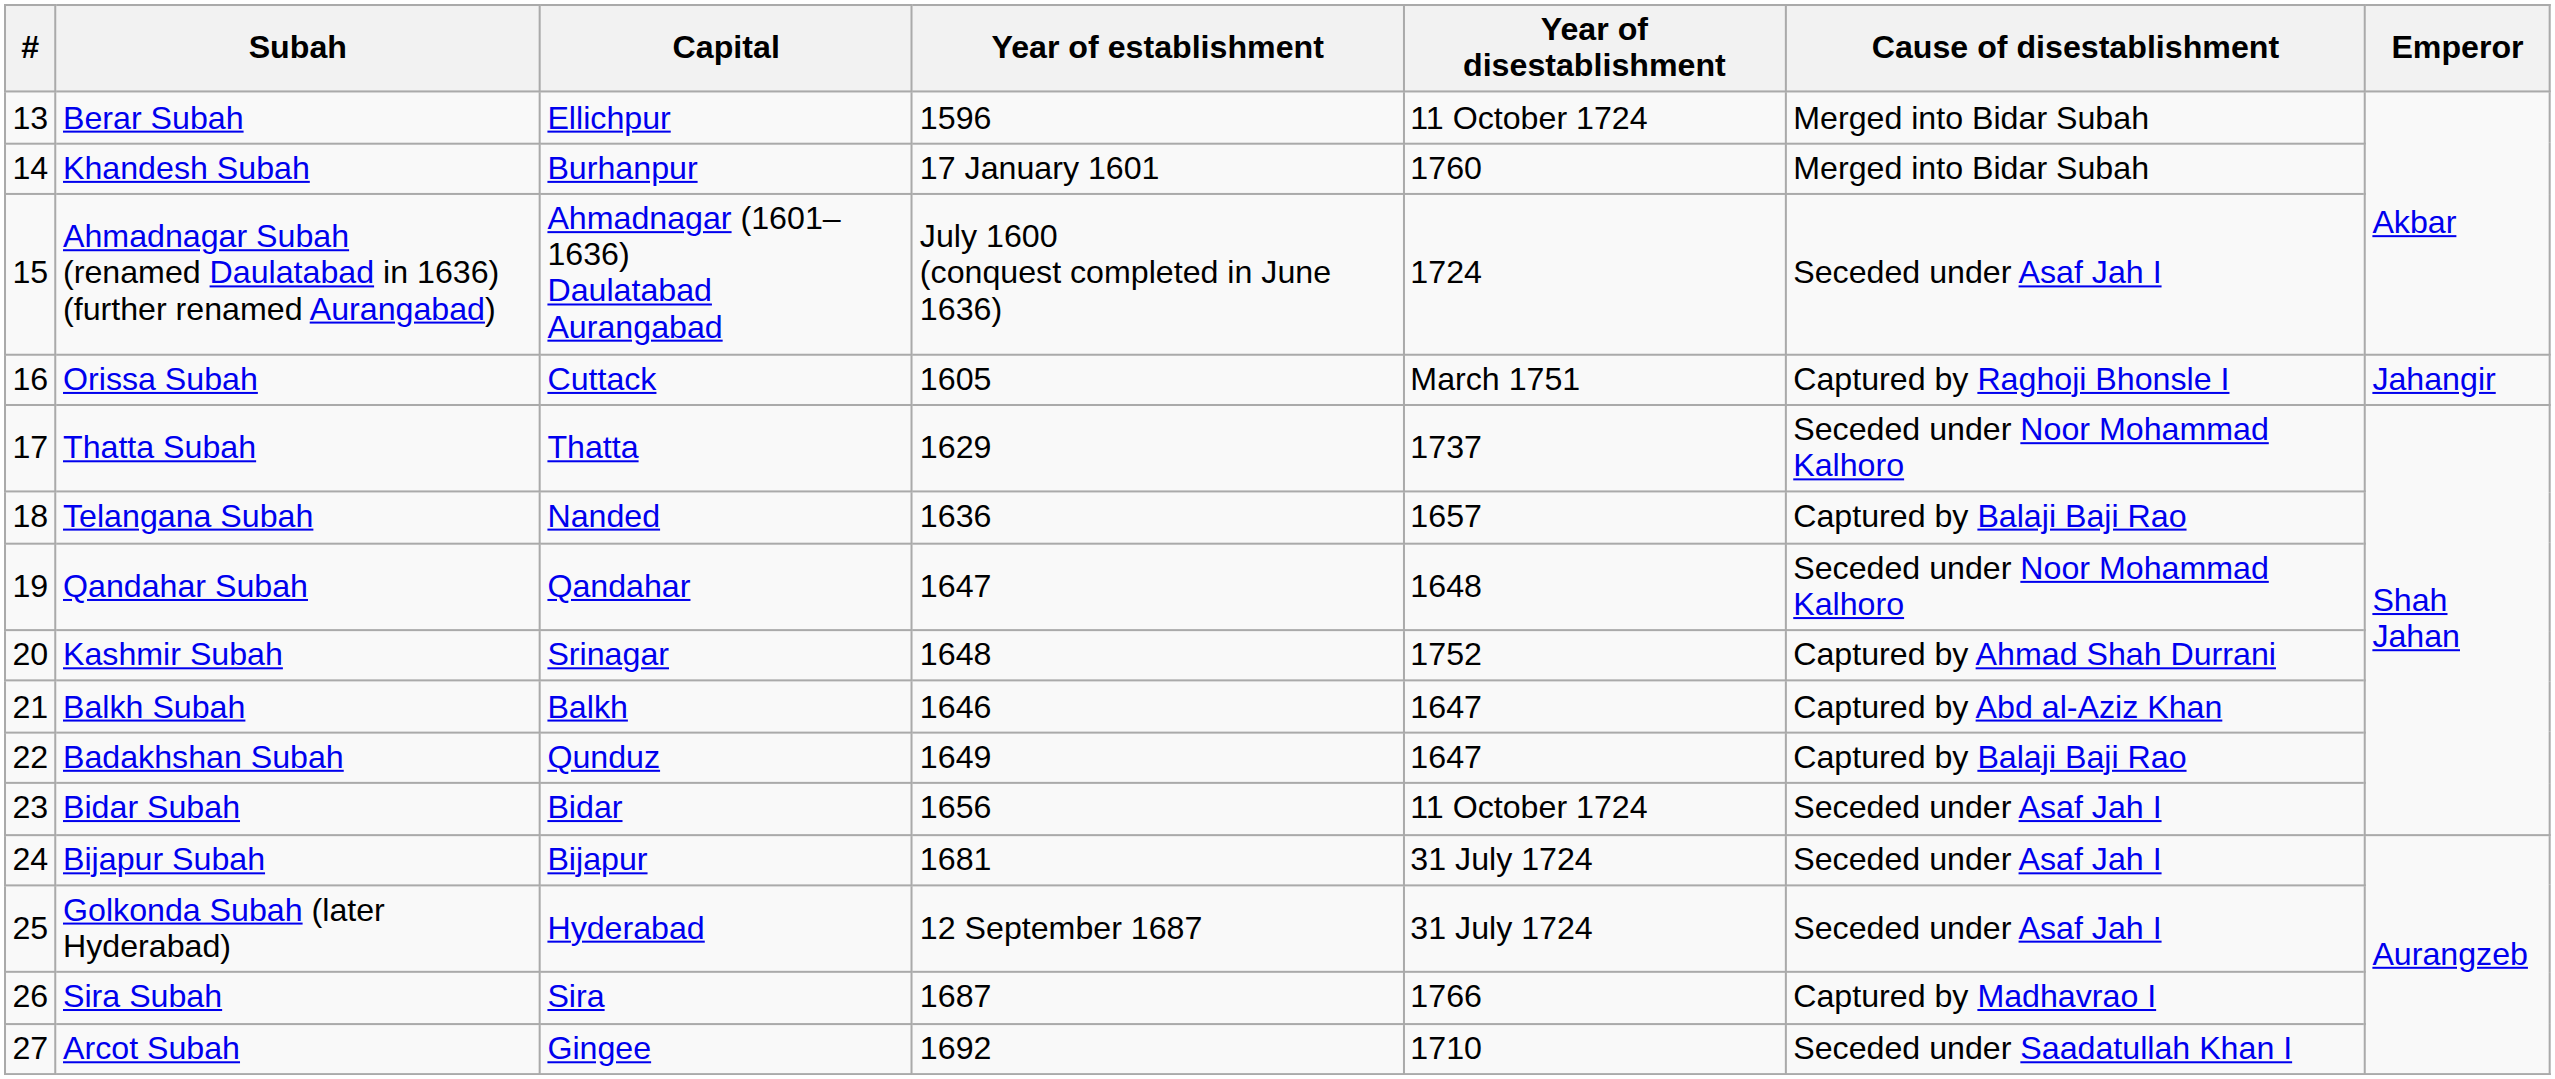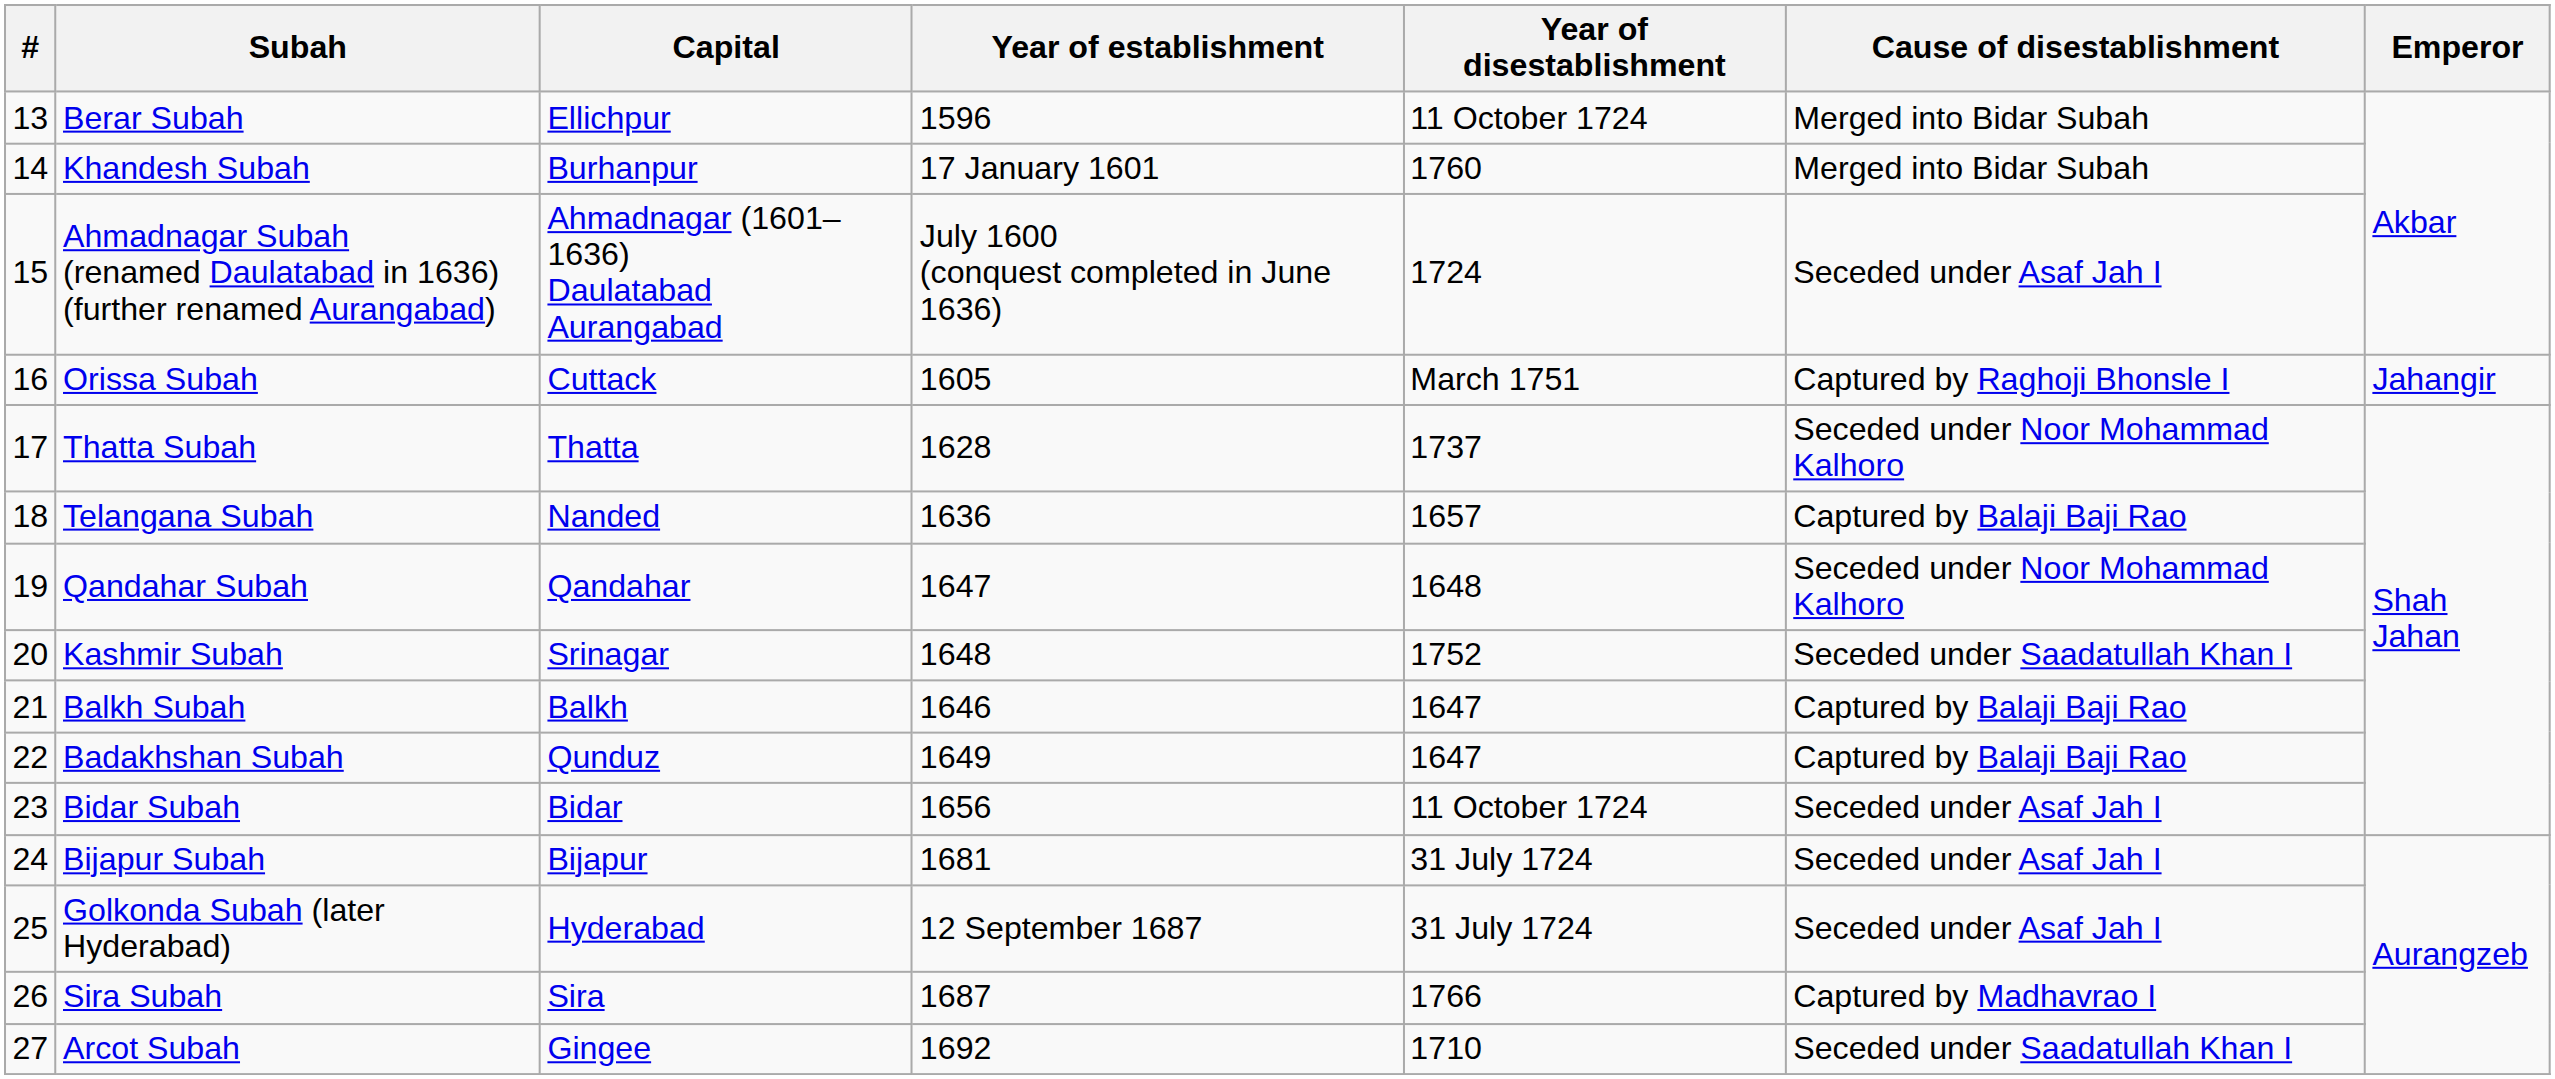(956, 447) 1629 -> (956, 447) 1628
(2035, 655) Captured by Ahmad Shah Durrani -> (2043, 655) Seceded under Saadatullah Khan I
(2008, 706) Captured by Abd al-Aziz Khan -> (1990, 706) Captured by Balaji Baji Rao
